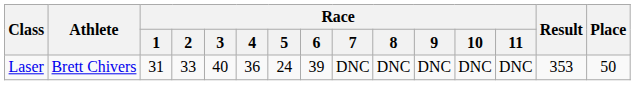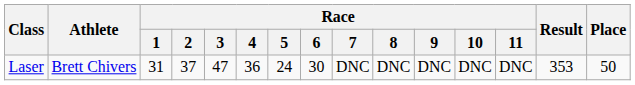(188, 67) 33 -> (188, 67) 37
(220, 67) 40 -> (220, 67) 47
(316, 67) 39 -> (316, 67) 30
